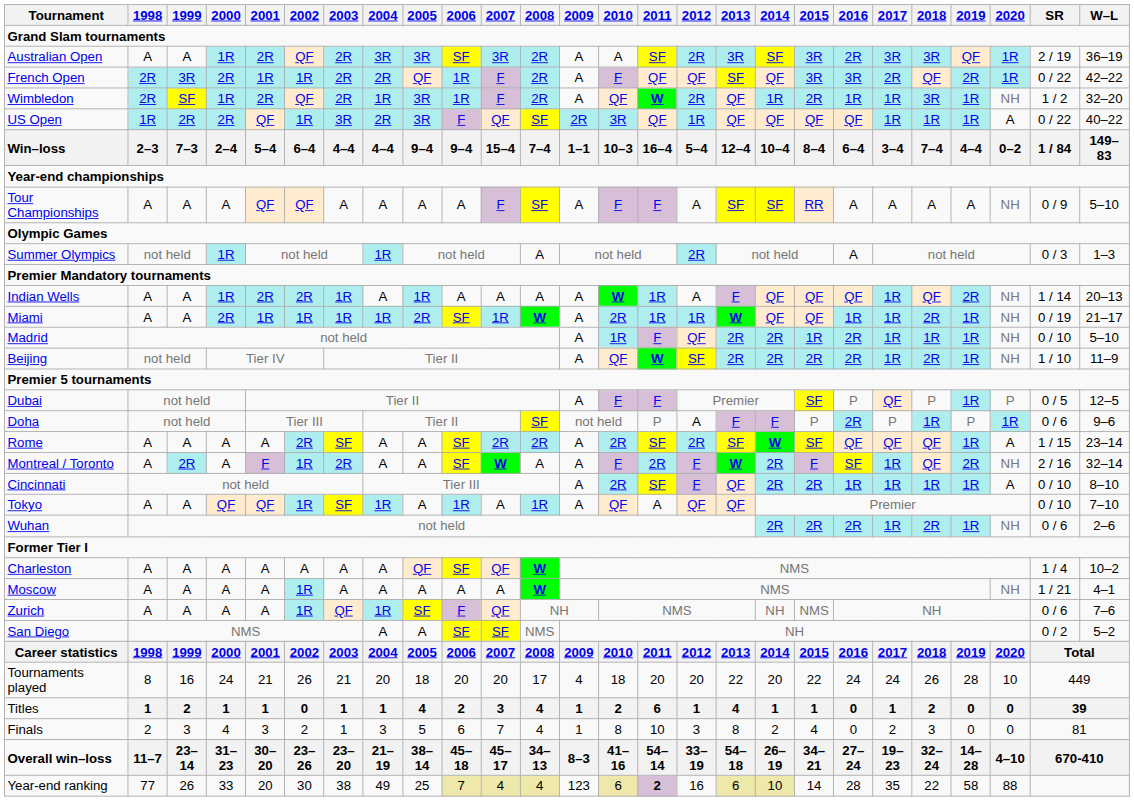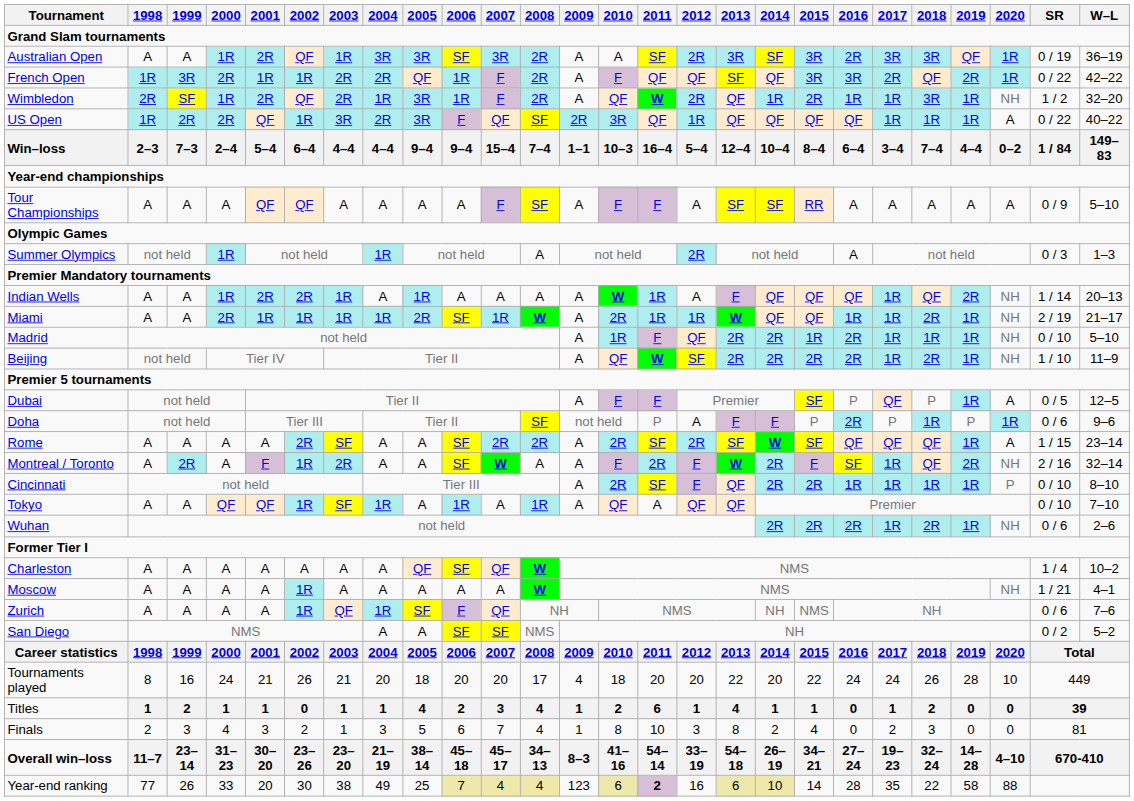(344, 57) 2R -> (344, 57) 1R
(1055, 57) 2 / 19 -> (1055, 57) 0 / 19
(148, 78) 2R -> (148, 78) 1R
(1010, 205) NH -> (1010, 205) A
(1055, 317) 0 / 19 -> (1055, 317) 2 / 19
(1010, 401) P -> (1010, 401) A
(1010, 484) A -> (1010, 484) P
